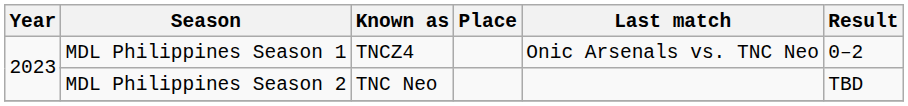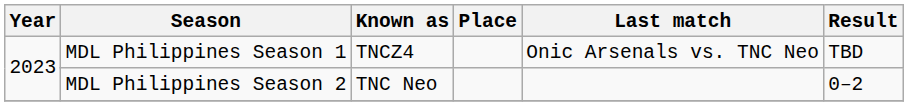(846, 52) 0–2 -> (846, 52) TBD
(846, 84) TBD -> (846, 84) 0–2
